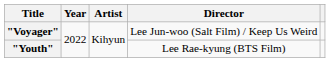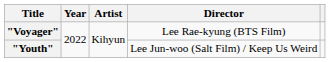(224, 31) Lee Jun-woo (Salt Film) / Keep Us Weird -> (224, 31) Lee Rae-kyung (BTS Film)
(224, 48) Lee Rae-kyung (BTS Film) -> (224, 48) Lee Jun-woo (Salt Film) / Keep Us Weird
